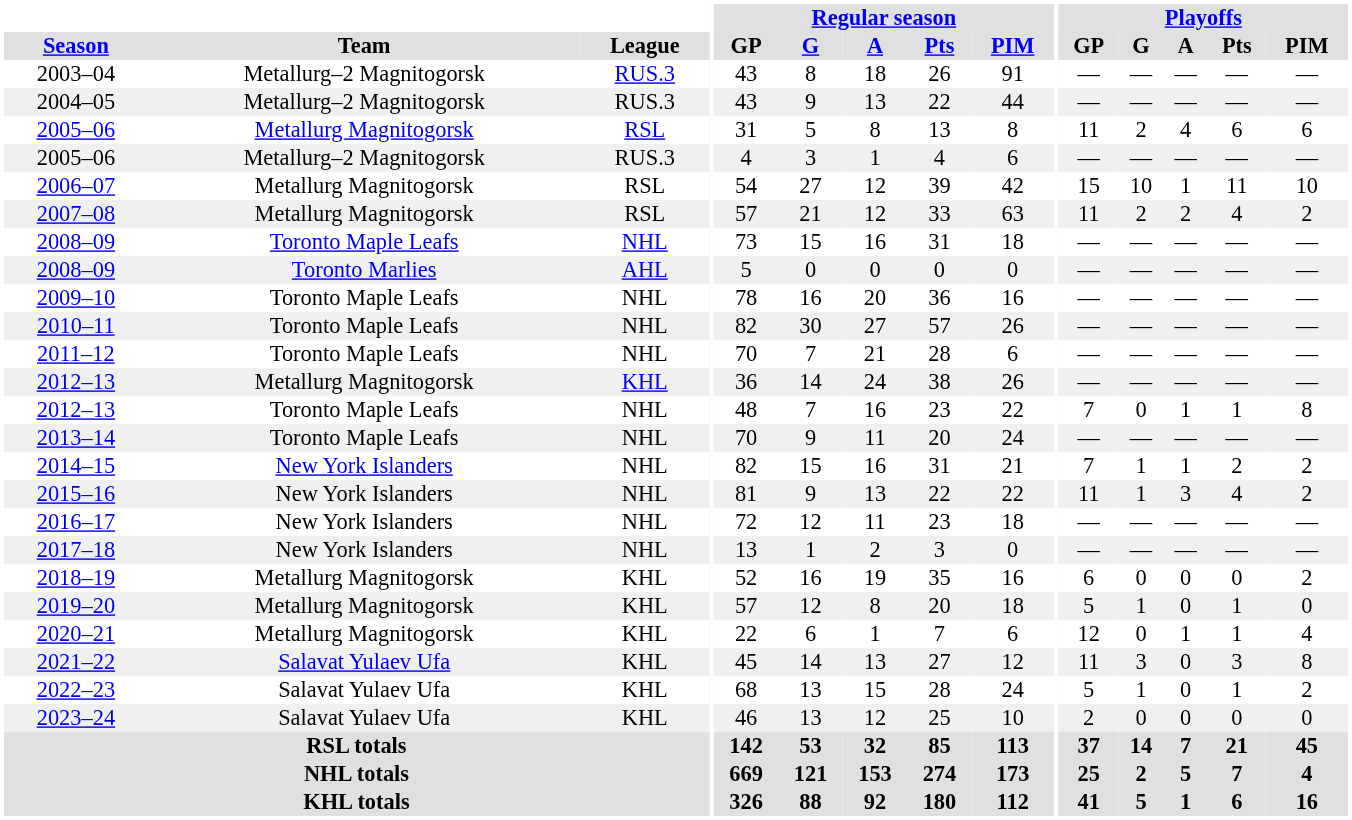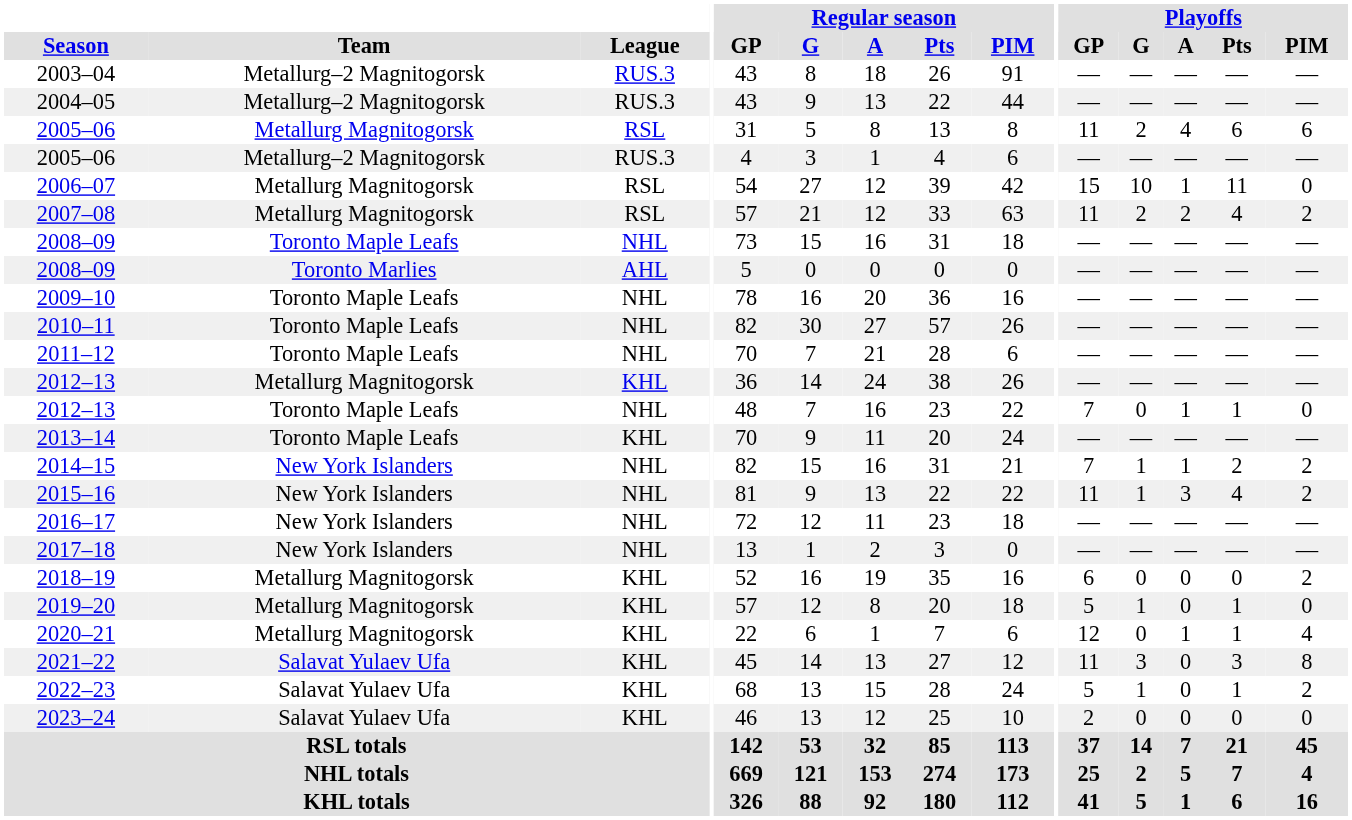(1307, 185) 10 -> (1307, 185) 0
(1307, 409) 8 -> (1307, 409) 0
(645, 437) NHL -> (645, 437) KHL
